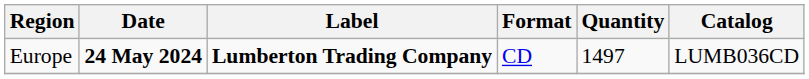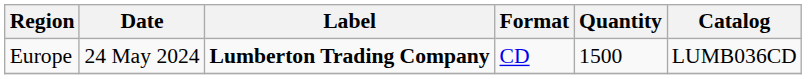(143, 55) bold -> (142, 55) normal
(603, 55) 1497 -> (601, 55) 1500
